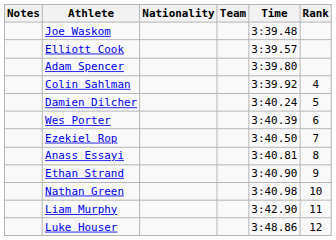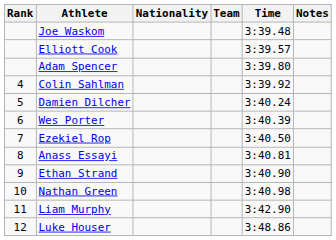columns swapped: (316, 13) <-> (23, 13)
